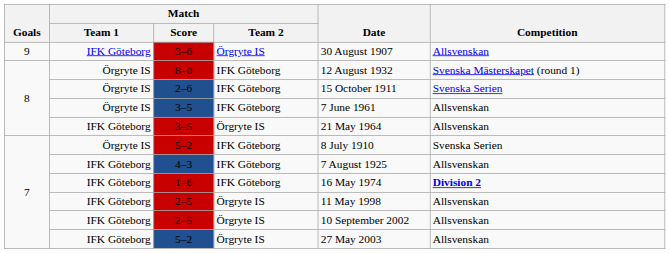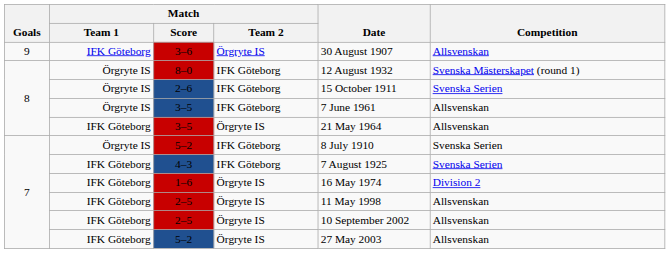(461, 164) Allsvenskan -> (468, 164) Svenska Serien
(249, 183) IFK Göteborg -> (241, 183) Örgryte IS
(457, 183) bold -> (457, 183) normal
